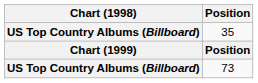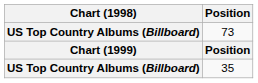rows swapped: (228, 31) <-> (228, 68)
